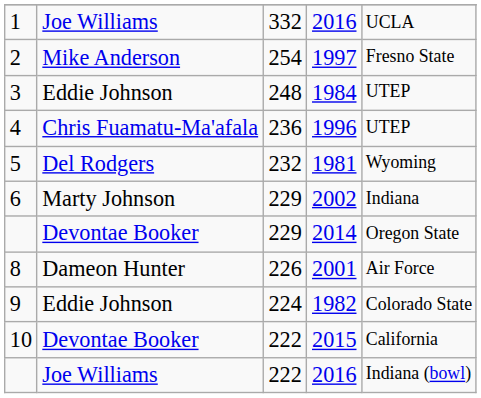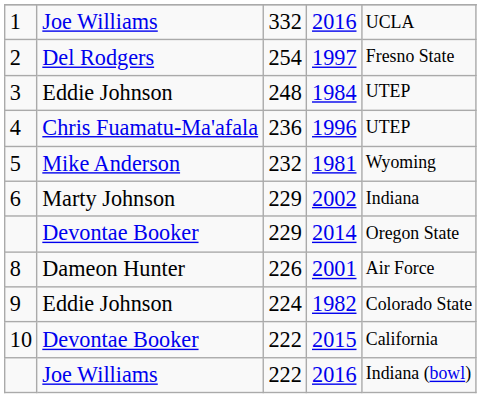(111, 57) Mike Anderson -> (98, 57) Del Rodgers
(98, 163) Del Rodgers -> (111, 163) Mike Anderson
